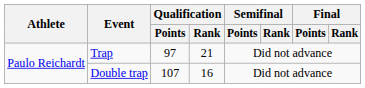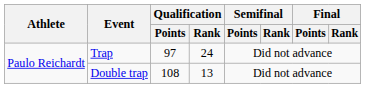(207, 53) 21 -> (207, 53) 24
(170, 73) 107 -> (170, 73) 108
(207, 73) 16 -> (207, 73) 13
